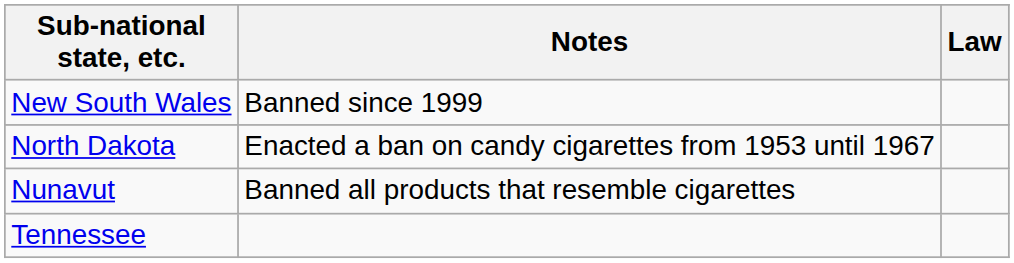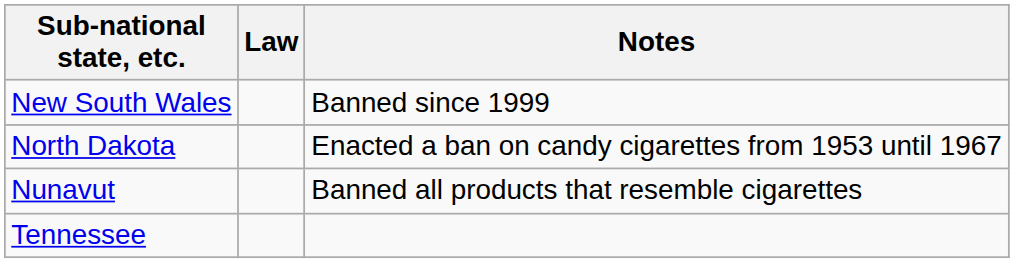columns swapped: (975, 42) <-> (589, 42)
